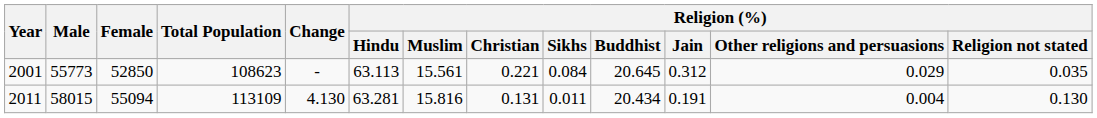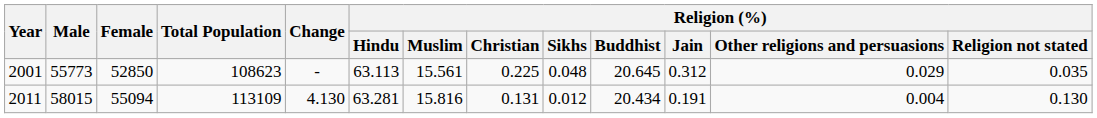(520, 71) 0.221 -> (520, 71) 0.225
(568, 71) 0.084 -> (568, 71) 0.048
(568, 98) 0.011 -> (568, 98) 0.012
